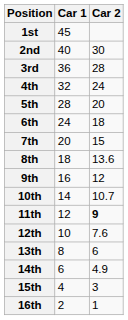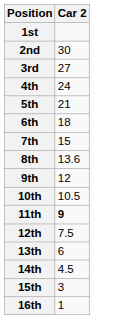- column: (72, 13)
(98, 68) 28 -> (64, 68) 27
(98, 104) 20 -> (64, 104) 21
(103, 196) 10.7 -> (69, 196) 10.5
(100, 232) 7.6 -> (66, 232) 7.5
(100, 269) 4.9 -> (66, 269) 4.5
